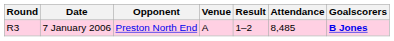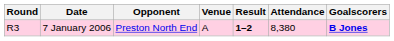(244, 28) normal -> (244, 28) bold
(283, 28) 8,485 -> (283, 28) 8,380
